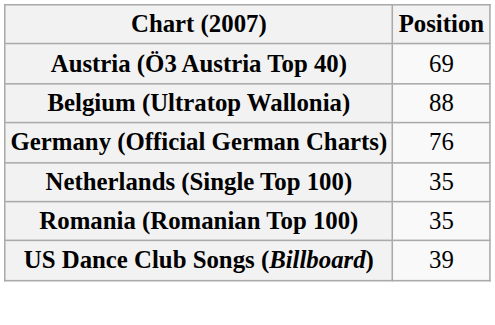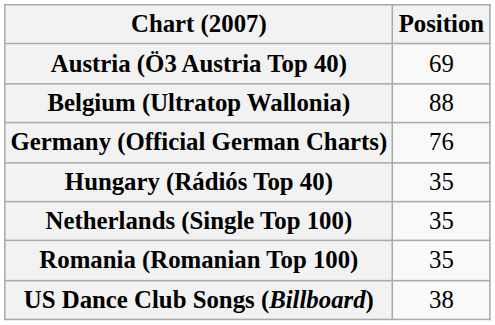+ row: (199, 181)
(441, 260) 39 -> (441, 299) 38
